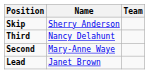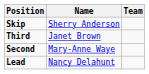(82, 37) Nancy Delahunt -> (74, 37) Janet Brown
(74, 62) Janet Brown -> (82, 62) Nancy Delahunt
